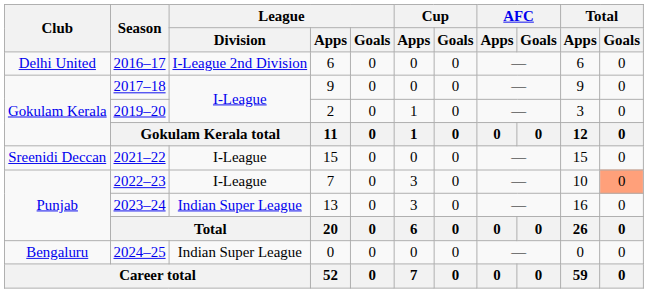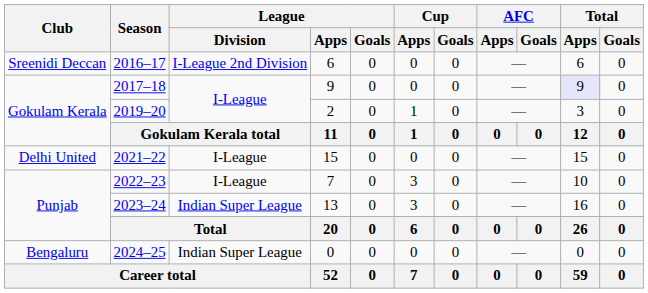(57, 63) Delhi United -> (57, 63) Sreenidi Deccan
(580, 87) no background -> (580, 87) lavender background
(57, 157) Sreenidi Deccan -> (57, 157) Delhi United
(622, 181) lightsalmon background -> (622, 181) no background
